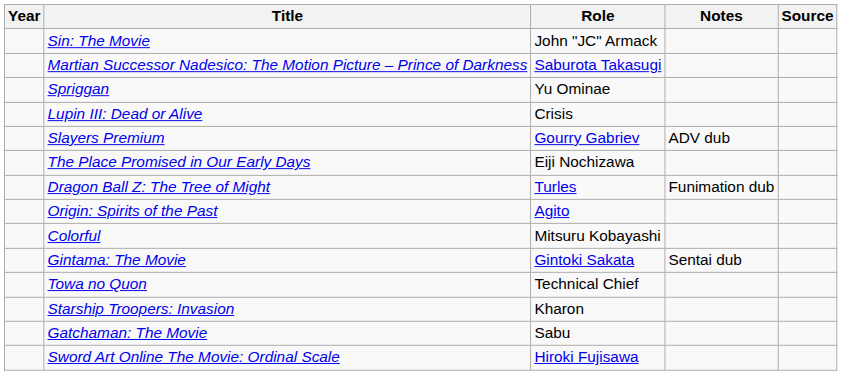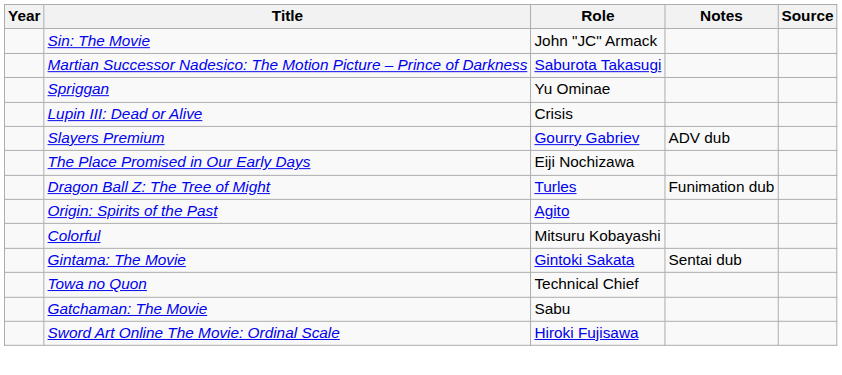- row: (141, 308)
